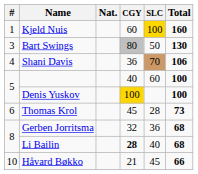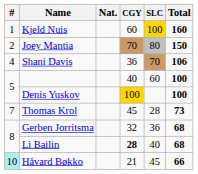+ row: (47, 45)
- row: (47, 45)
(12, 111) 6 -> (12, 111) 7
(12, 161) no background -> (12, 161) paleturquoise background
